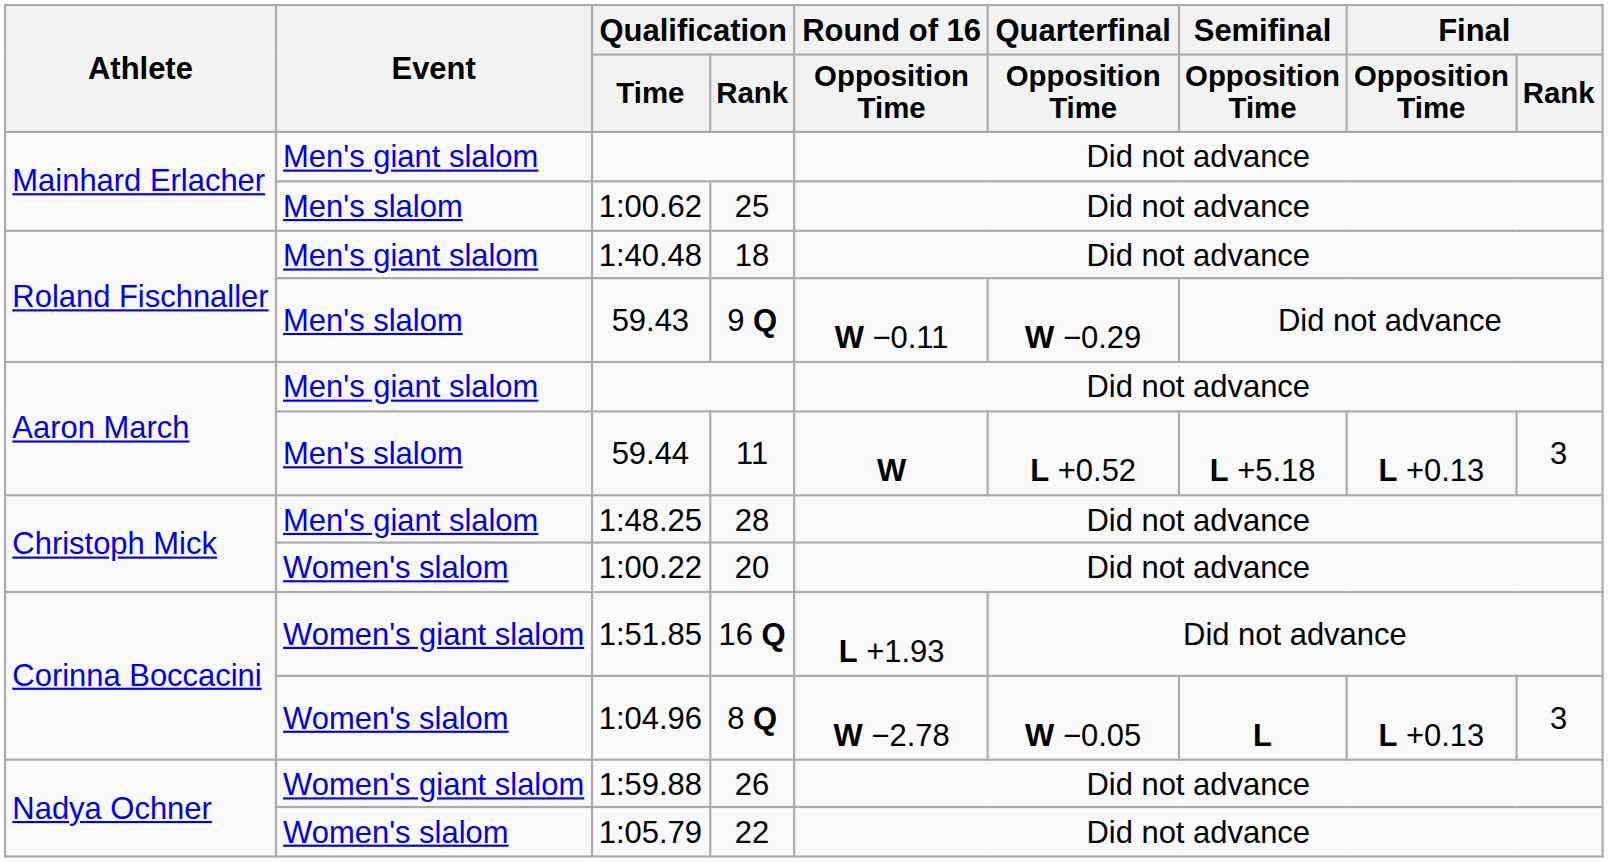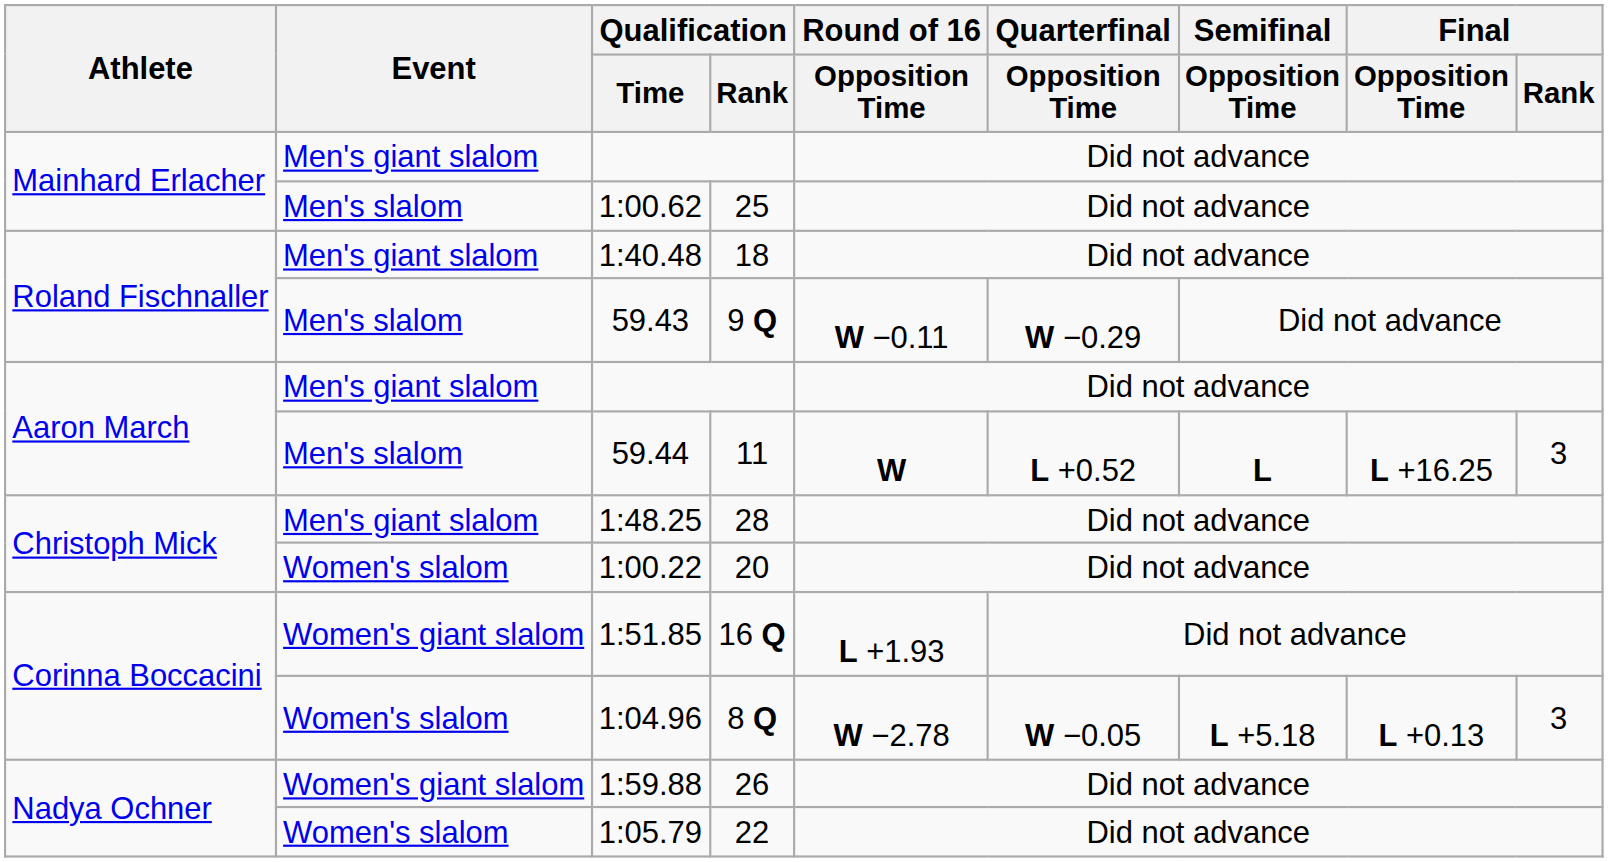(1263, 471) L +5.18 -> (1263, 471) L
(1431, 471) L +0.13 -> (1431, 471) L +16.25
(1263, 735) L -> (1263, 735) L +5.18
